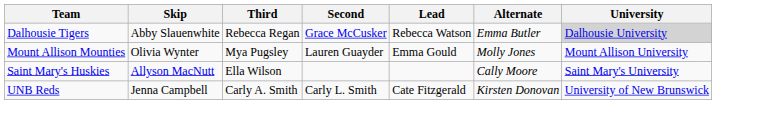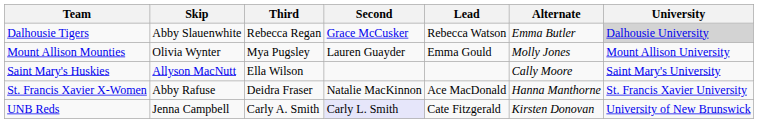+ row: (77, 90)
(341, 90) no background -> (363, 109) lavender background
